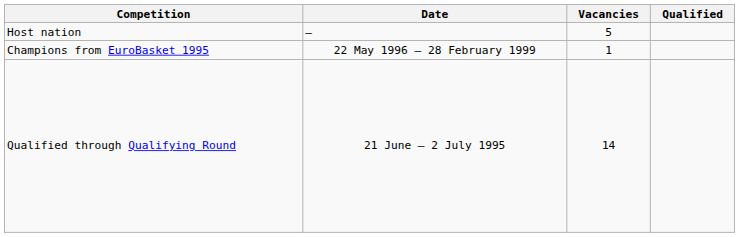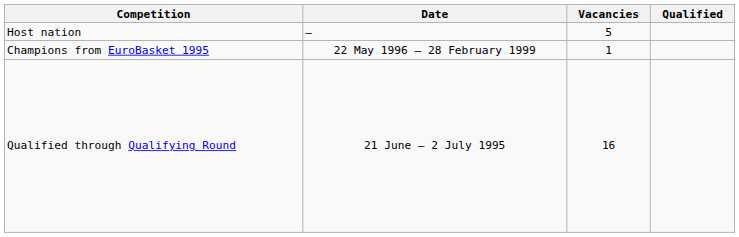(609, 146) 14 -> (609, 146) 16
